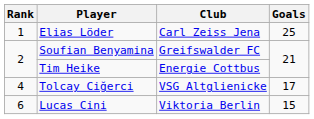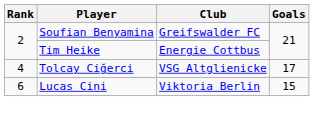- row: (76, 32)
